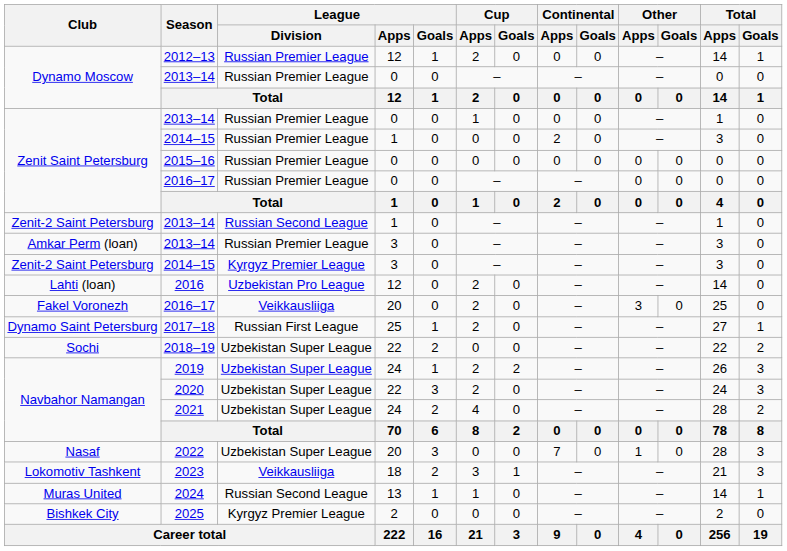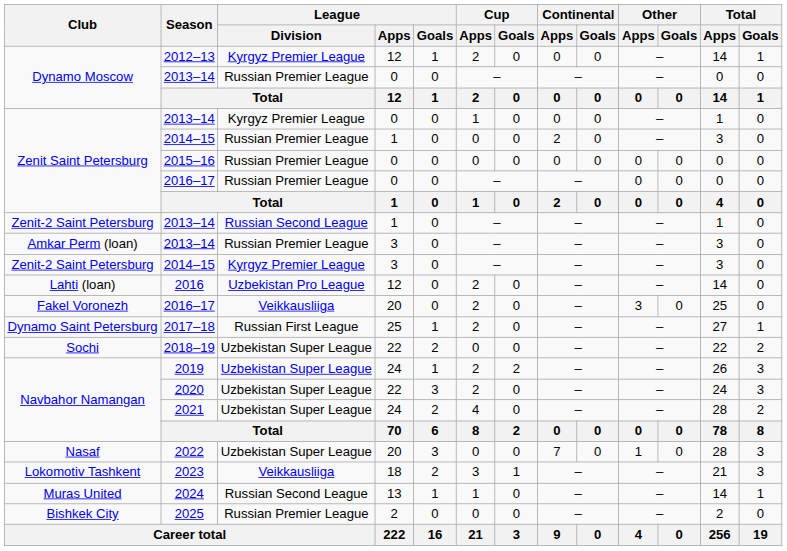(296, 56) Russian Premier League -> (296, 56) Kyrgyz Premier League
(296, 118) Russian Premier League -> (296, 118) Kyrgyz Premier League
(296, 514) Kyrgyz Premier League -> (296, 514) Russian Premier League
